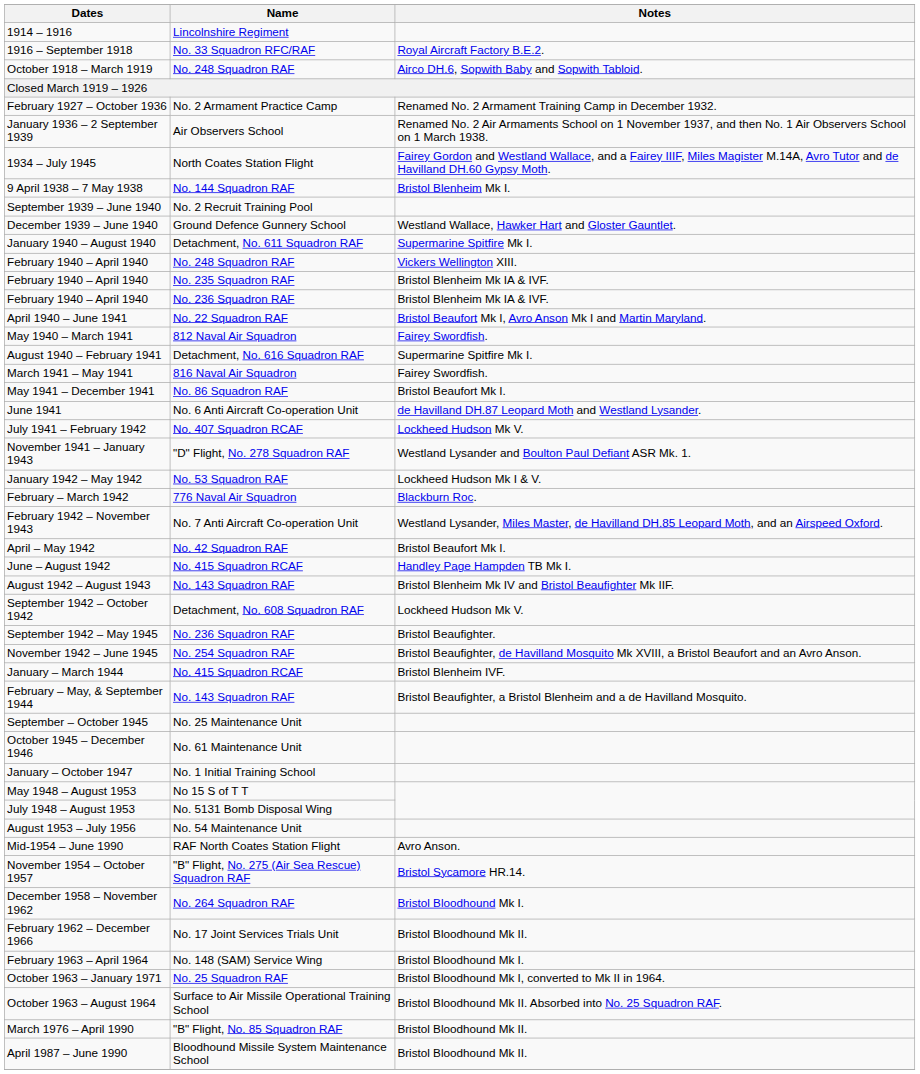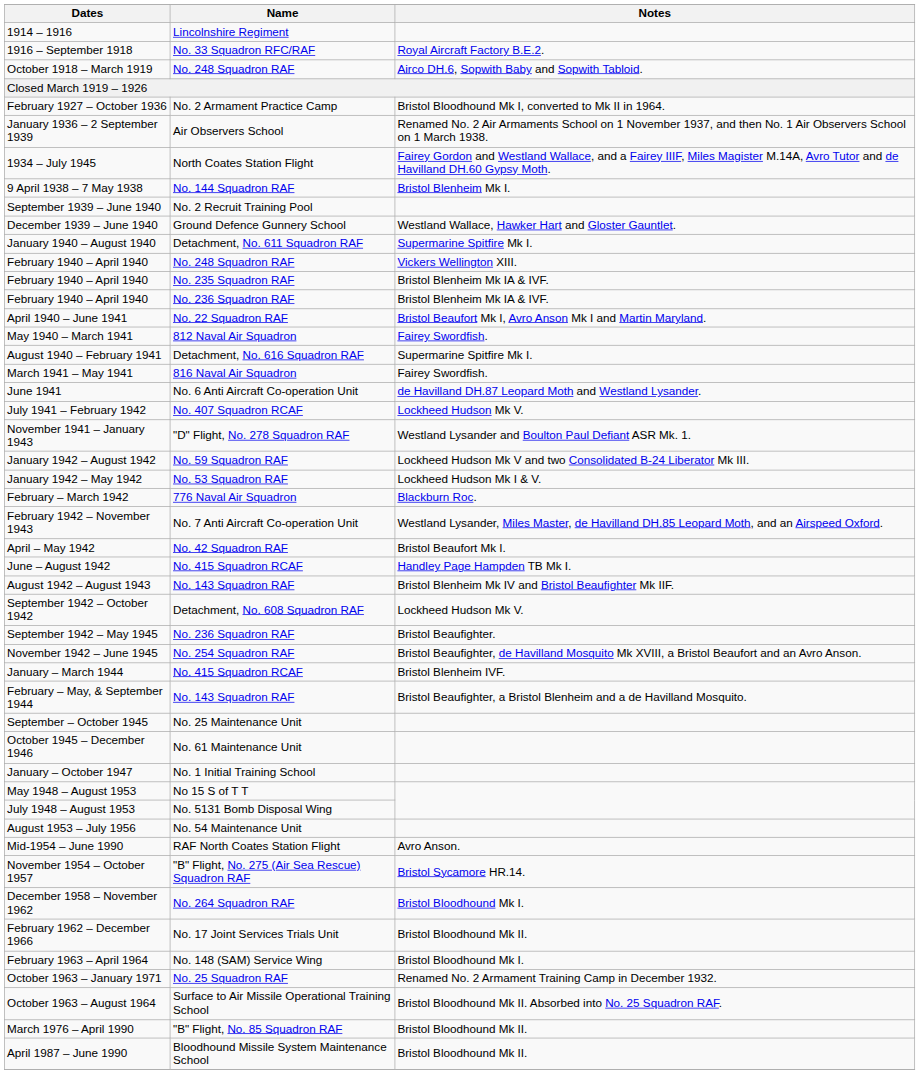(557, 106) Renamed No. 2 Armament Training Camp in December 1932. -> (531, 106) Bristol Bloodhound Mk I, converted to Mk II in 1964.
- row: (81, 391)
+ row: (81, 460)
(531, 978) Bristol Bloodhound Mk I, converted to Mk II in 1964. -> (557, 978) Renamed No. 2 Armament Training Camp in December 1932.
